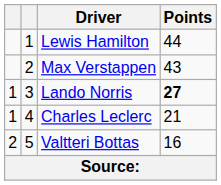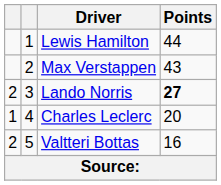(13, 92) 1 -> (13, 92) 2
(172, 117) 21 -> (172, 117) 20
